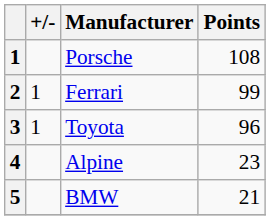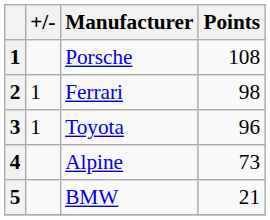(249, 92) 99 -> (249, 92) 98
(249, 162) 23 -> (249, 162) 73
